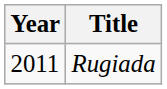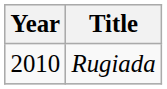(35, 63) 2011 -> (35, 63) 2010
